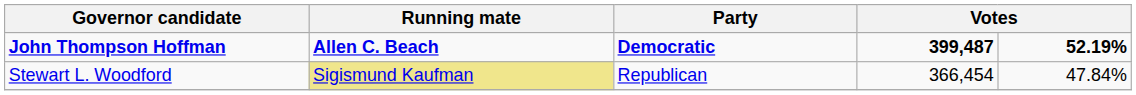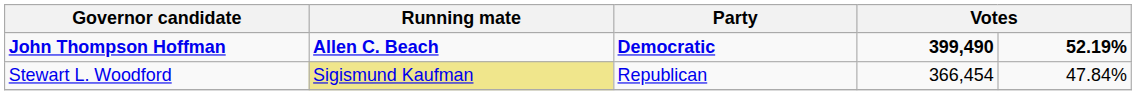(961, 47) 399,487 -> (961, 47) 399,490
